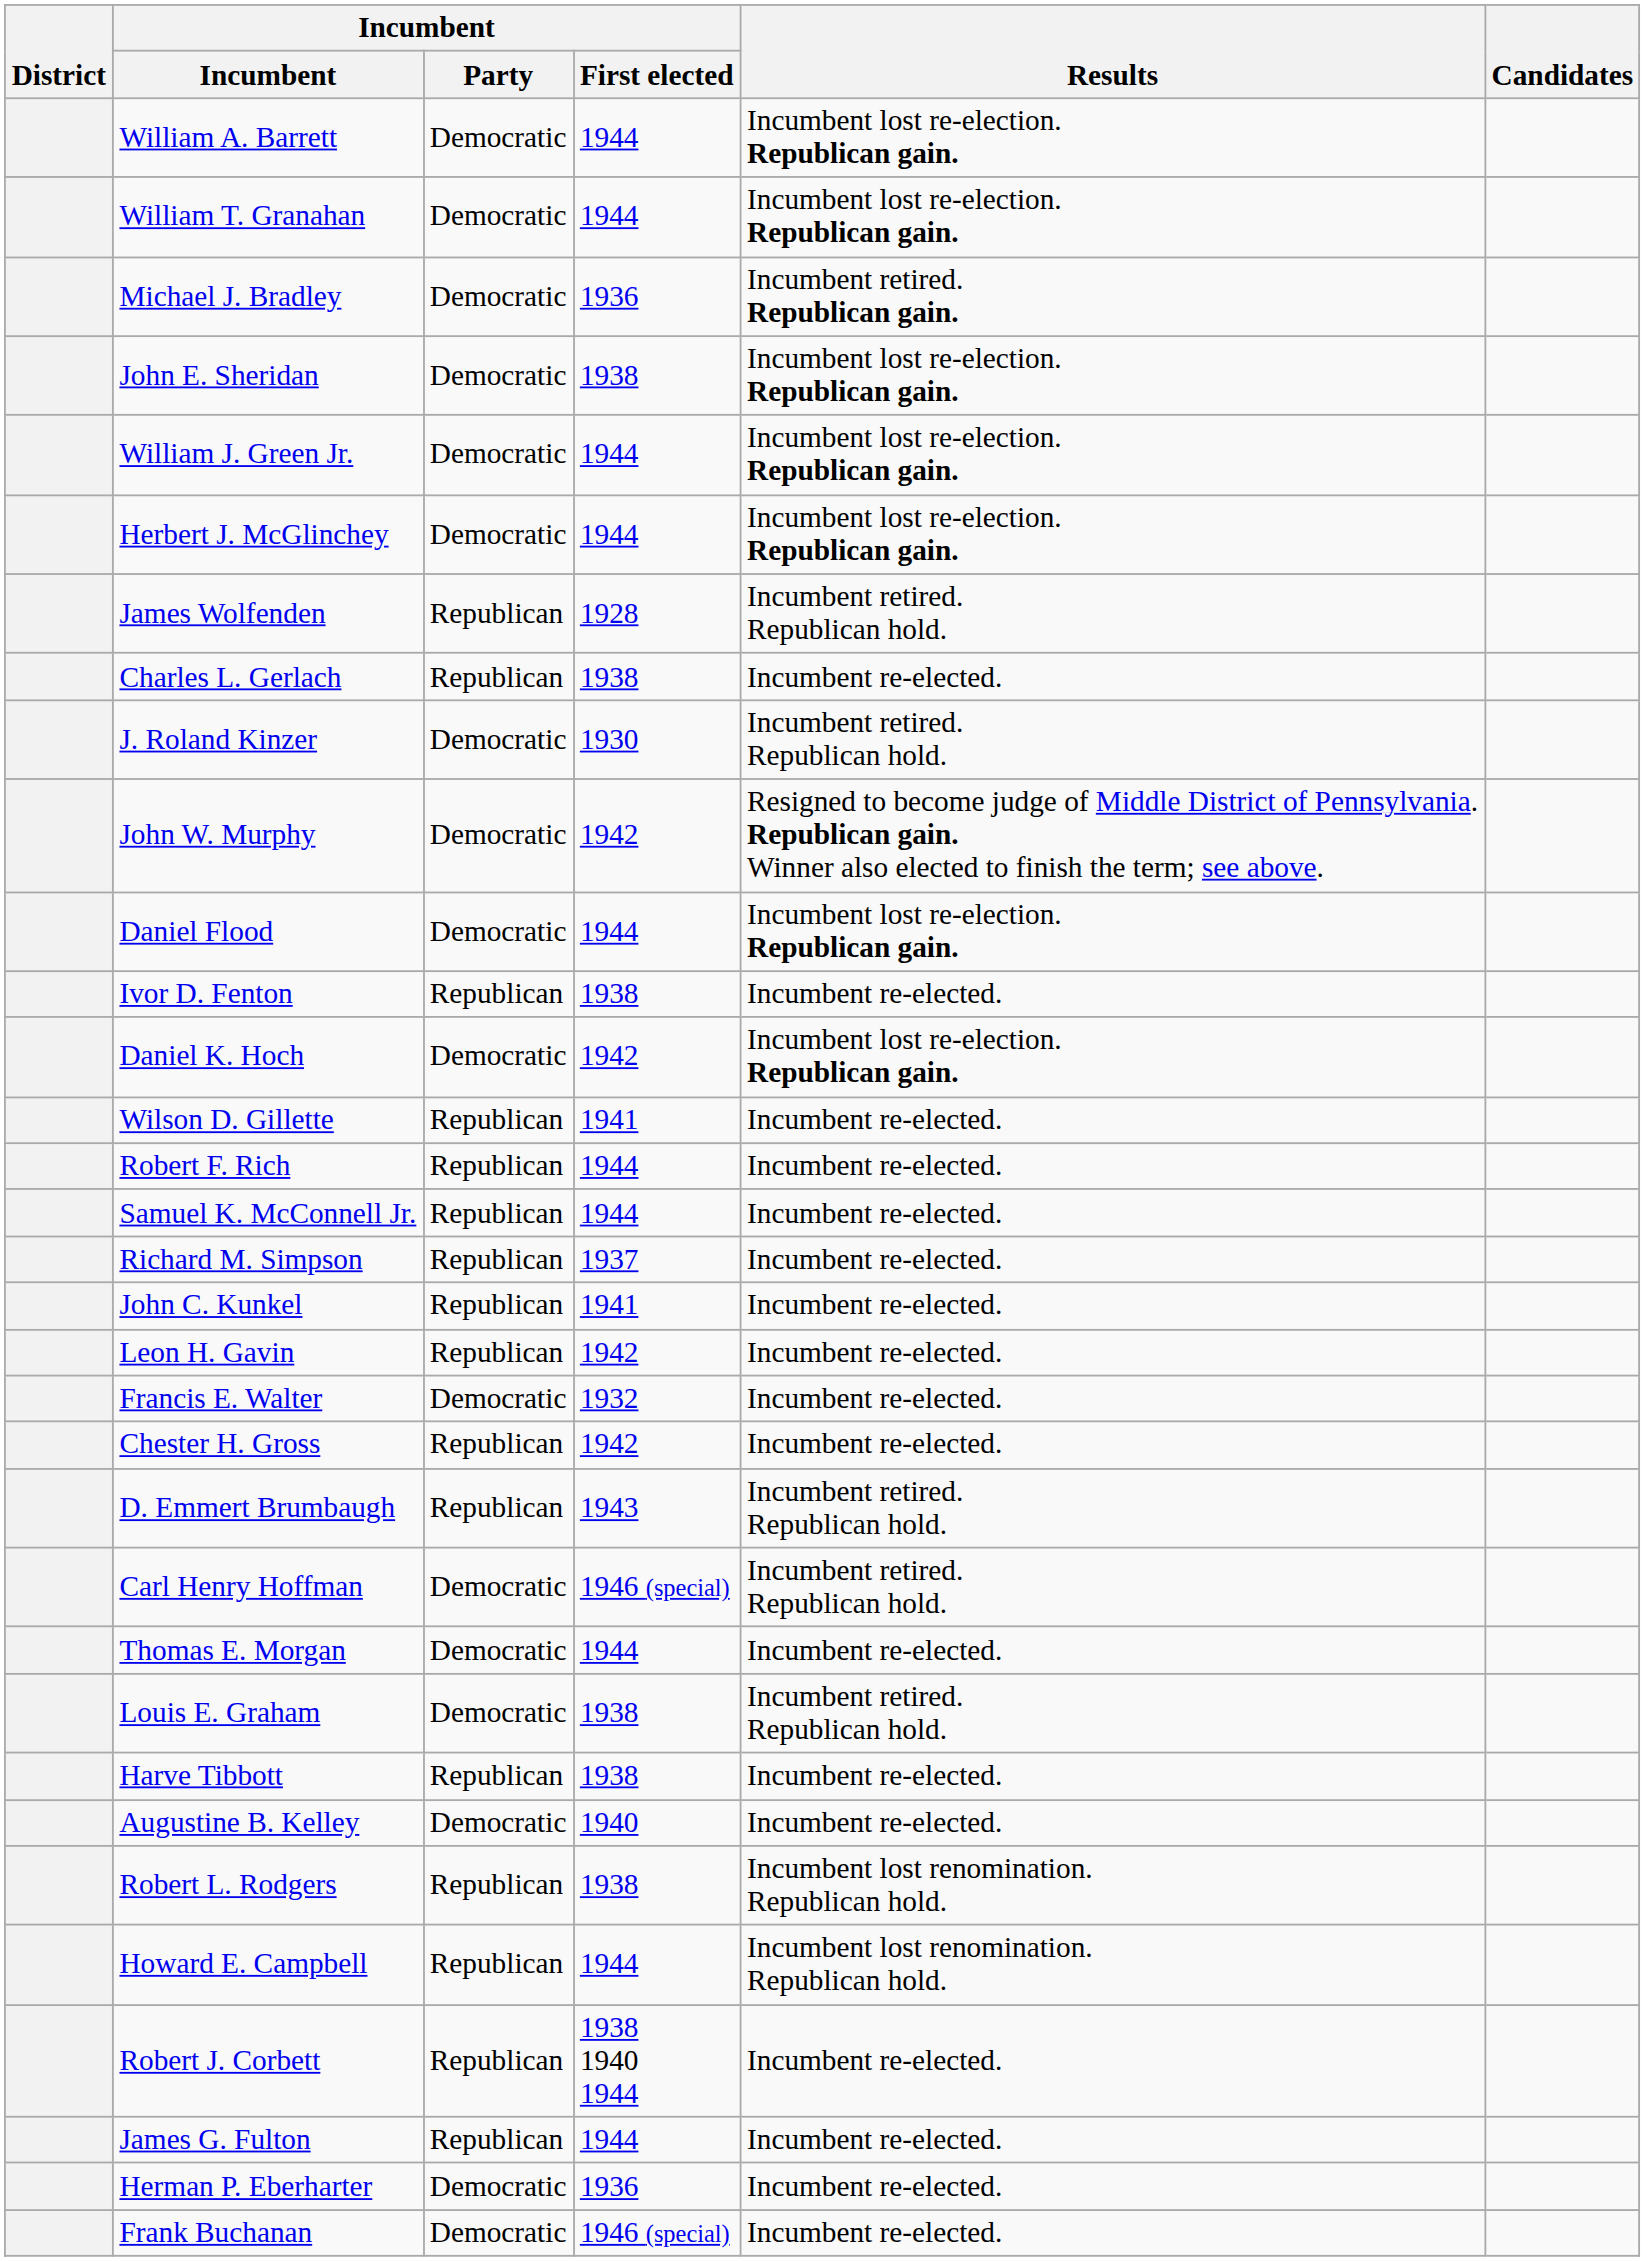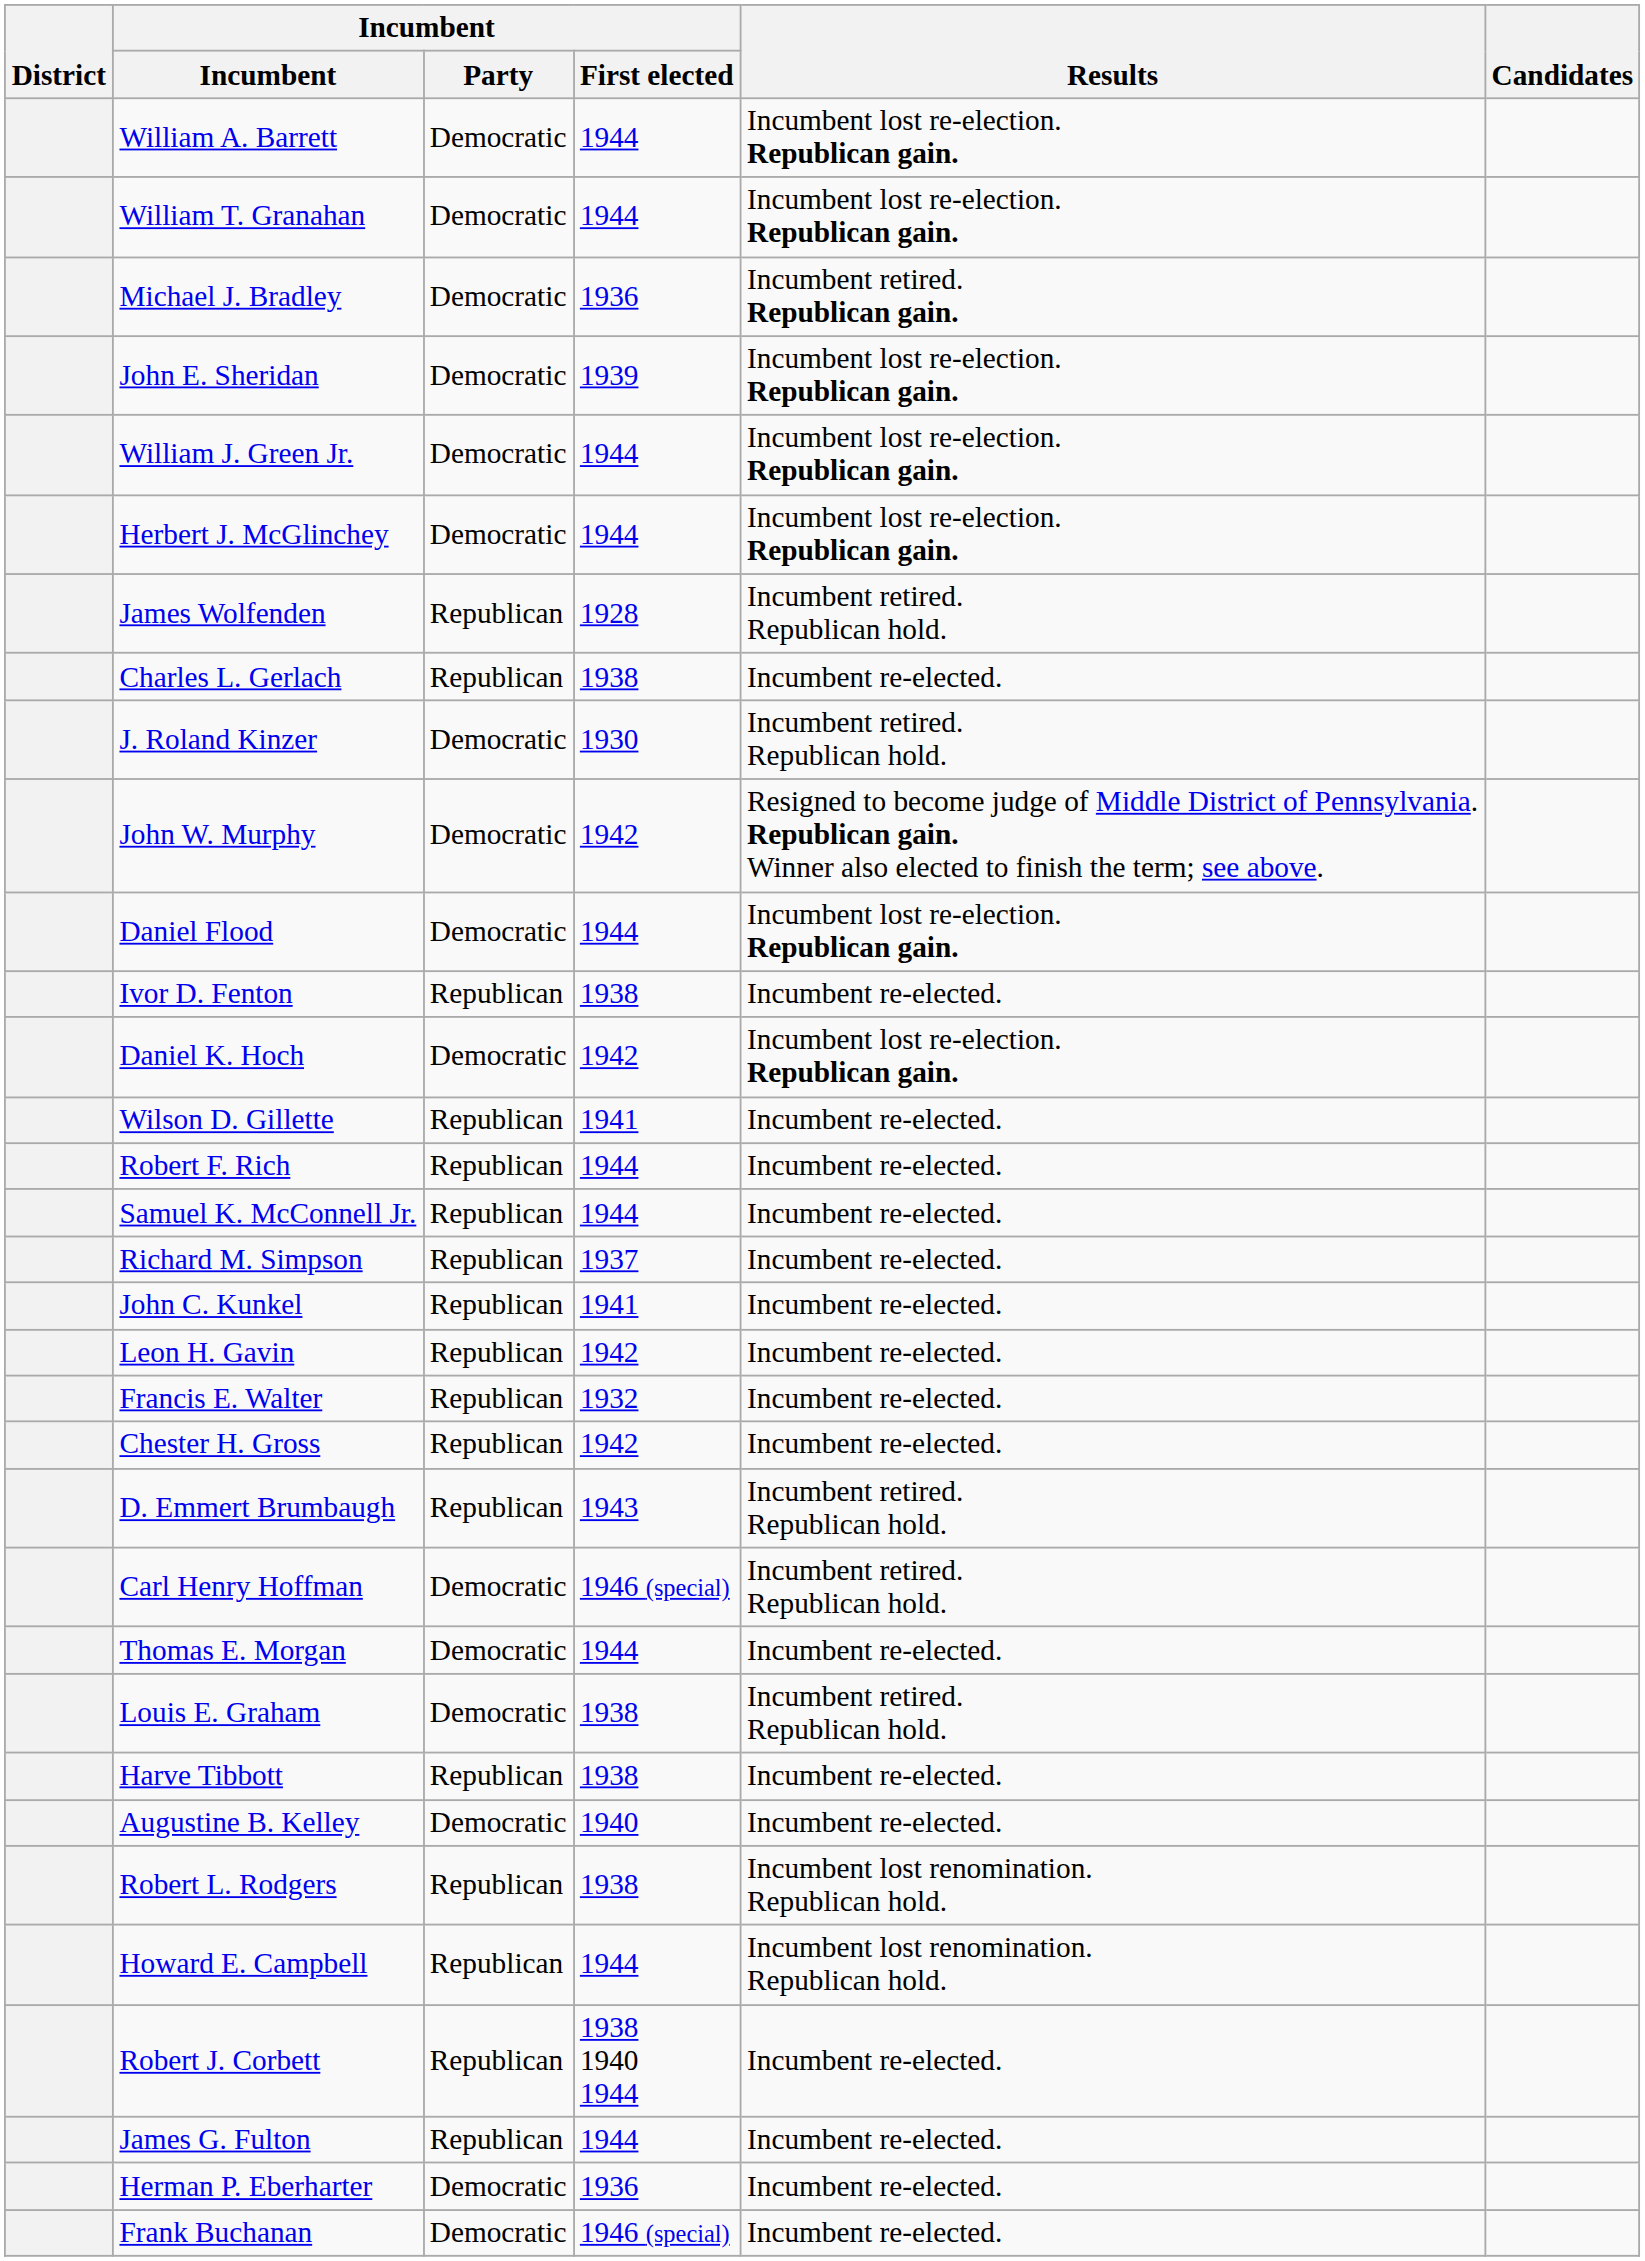(609, 375) 1938 -> (609, 375) 1939
(498, 1398) Democratic -> (496, 1398) Republican
